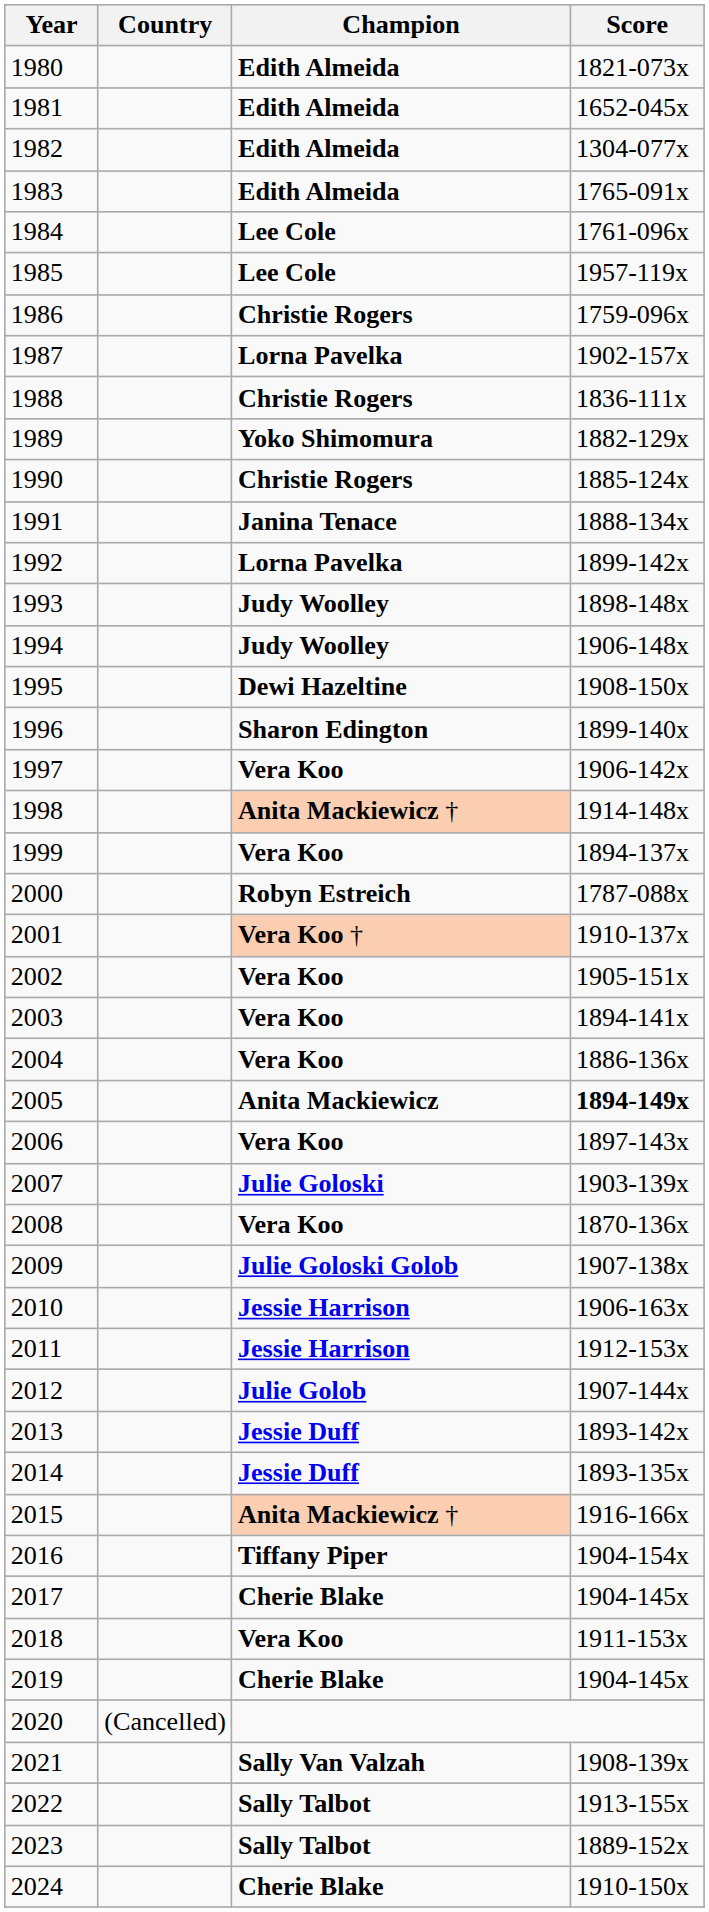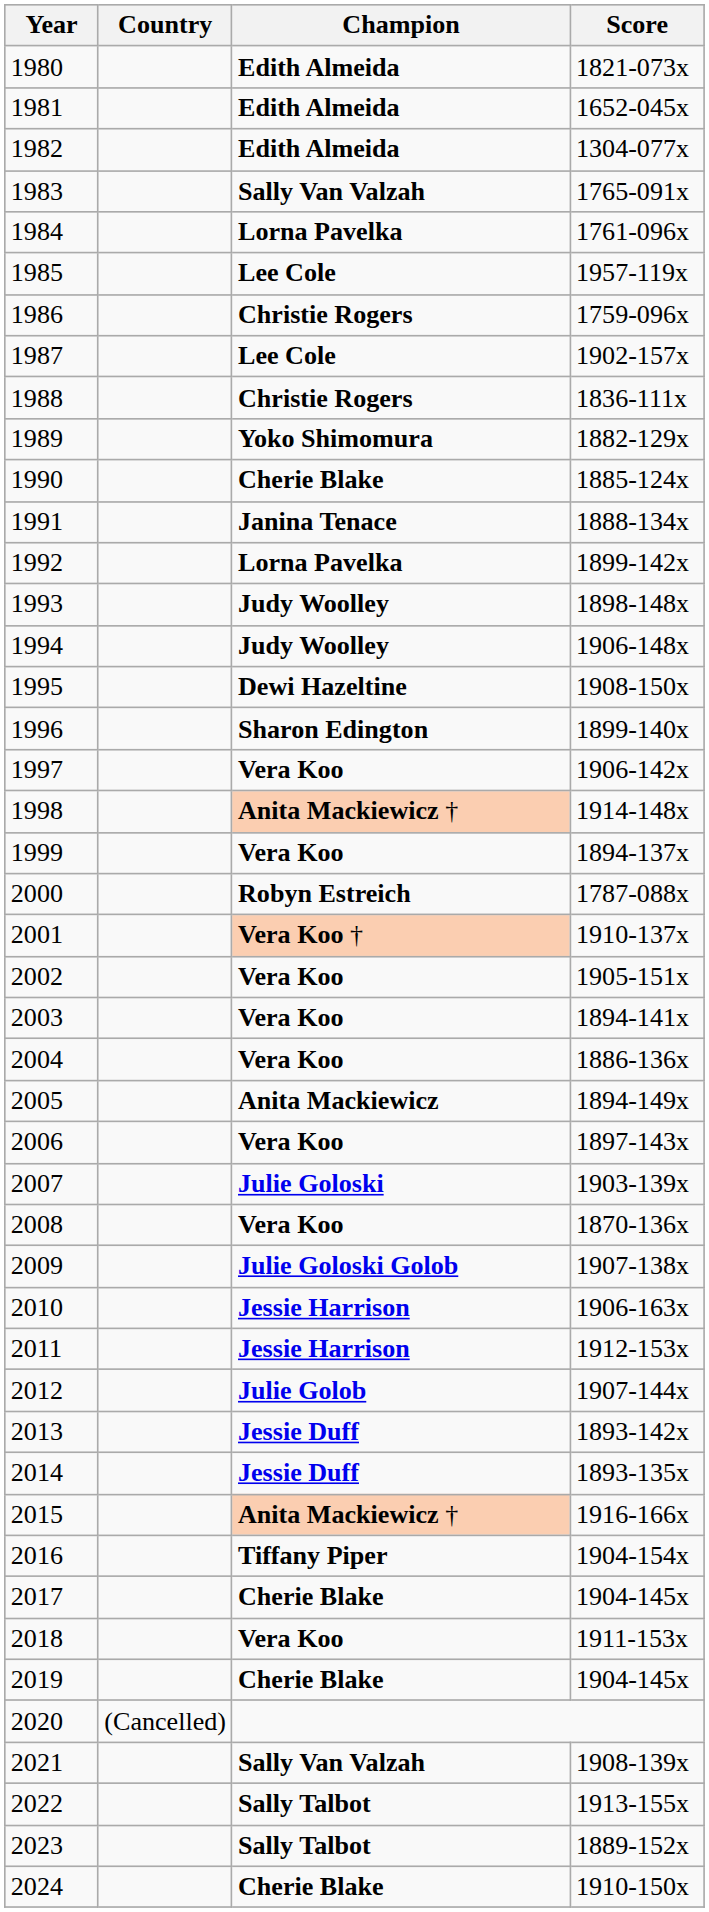(319, 190) Edith Almeida -> (332, 190) Sally Van Valzah
(287, 231) Lee Cole -> (320, 231) Lorna Pavelka
(320, 356) Lorna Pavelka -> (287, 356) Lee Cole
(325, 480) Christie Rogers -> (311, 480) Cherie Blake
(633, 1100) bold -> (633, 1100) normal
